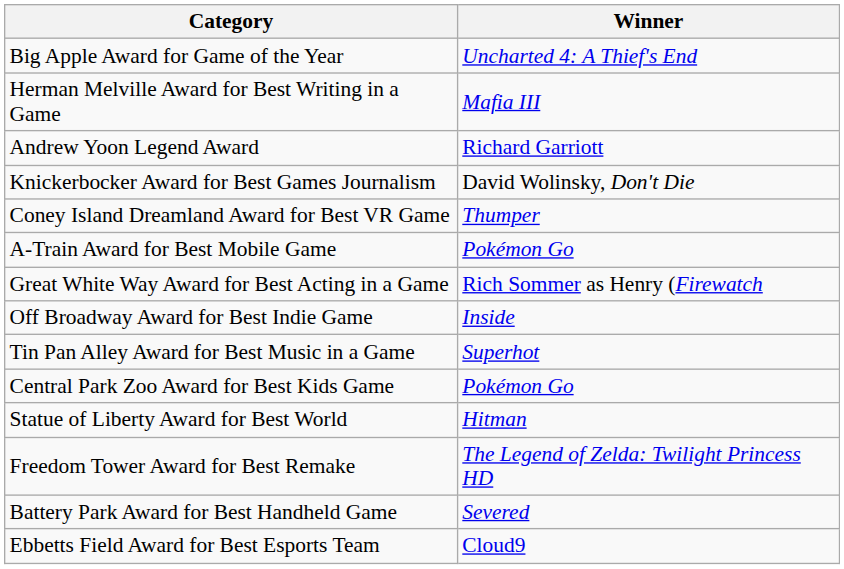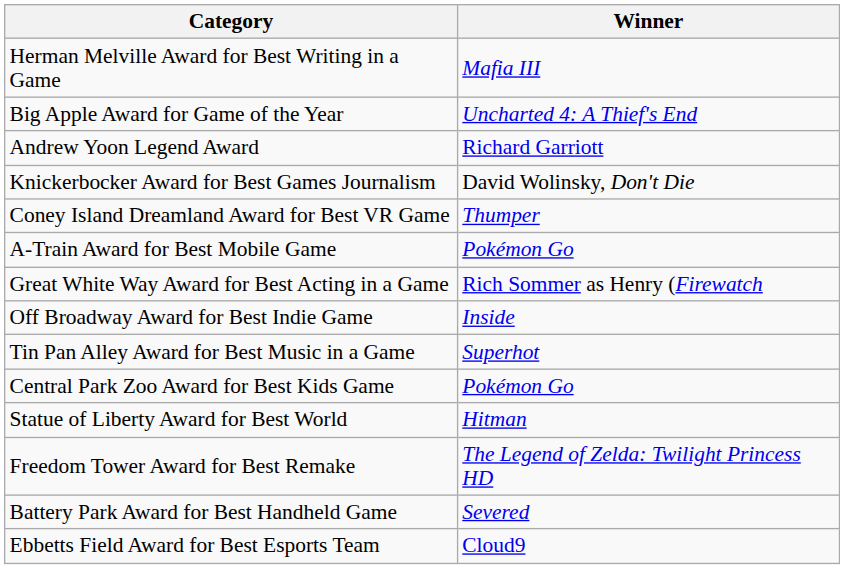rows swapped: (177, 55) <-> (204, 101)
